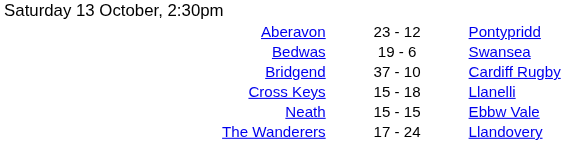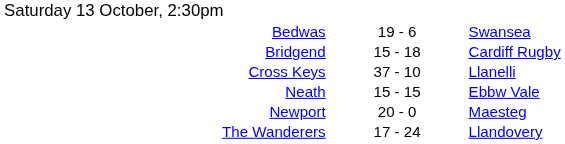- row: (293, 32)
(397, 72) 37 - 10 -> (397, 52) 15 - 18
(397, 92) 15 - 18 -> (397, 72) 37 - 10
+ row: (298, 111)
